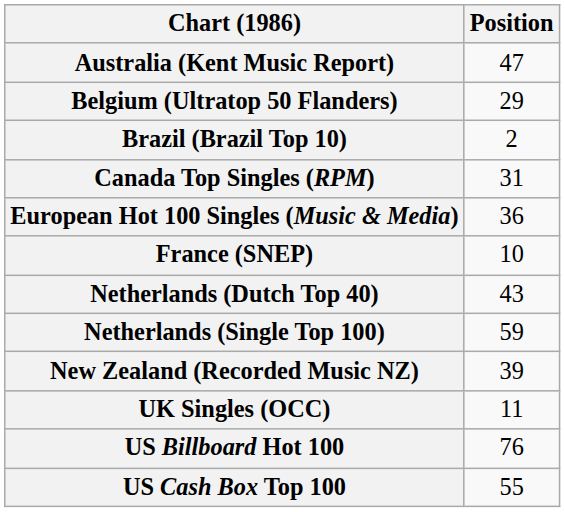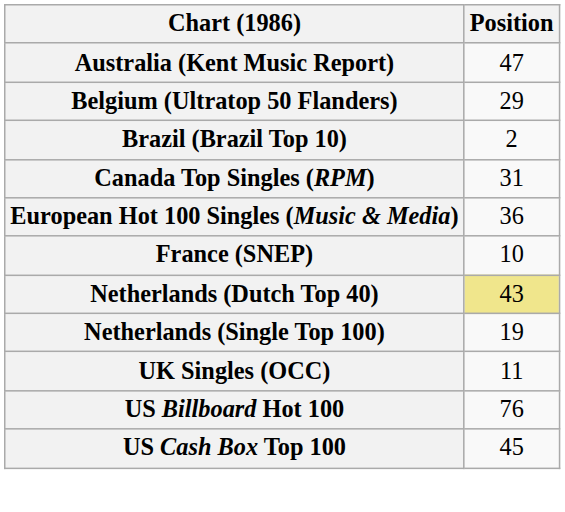(512, 293) no background -> (512, 293) khaki background
(512, 332) 59 -> (512, 332) 19
- row: (234, 370)
(512, 486) 55 -> (512, 448) 45
